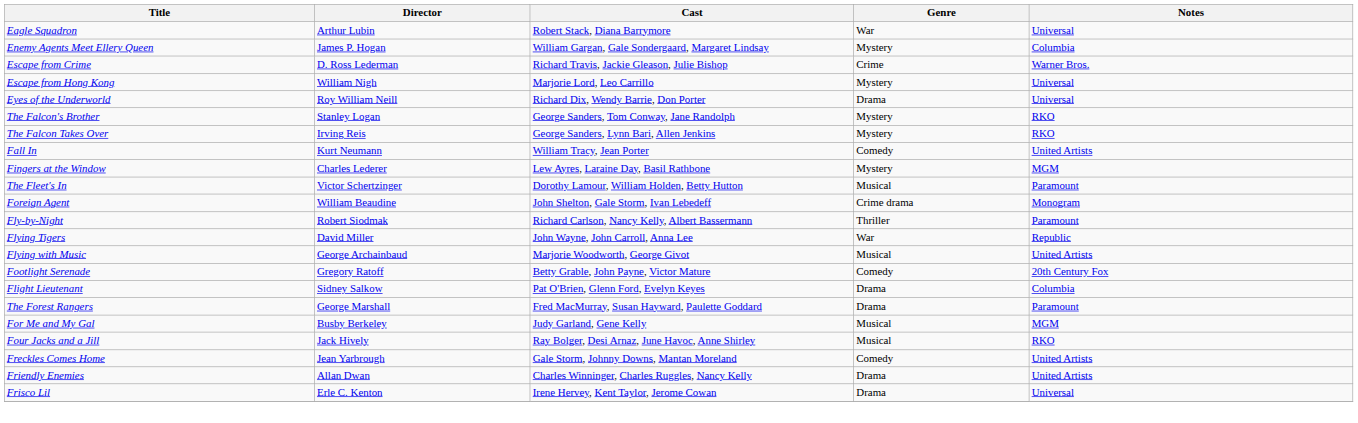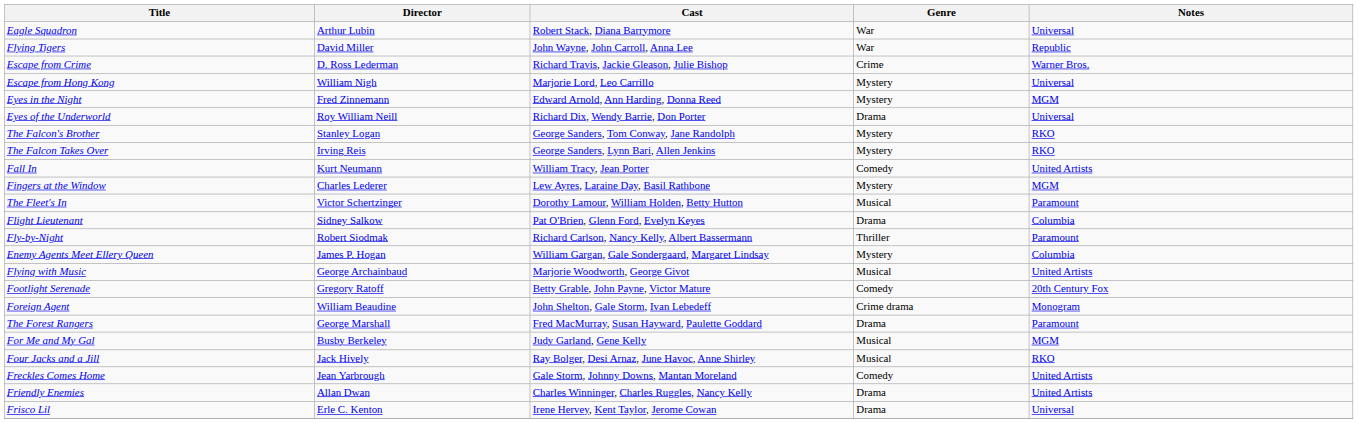rows swapped: (80, 47) <-> (36, 237)
+ row: (44, 99)
rows swapped: (45, 289) <-> (38, 202)
